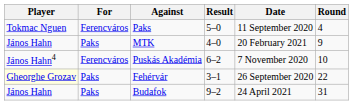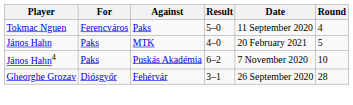(320, 43) 9 -> (320, 43) 5
(104, 59) Ferencváros -> (90, 59) Paks
(41, 76) lightyellow background -> (41, 76) no background
(90, 76) Paks -> (99, 76) Diósgyőr
(323, 76) 22 -> (323, 76) 28
- row: (150, 92)
